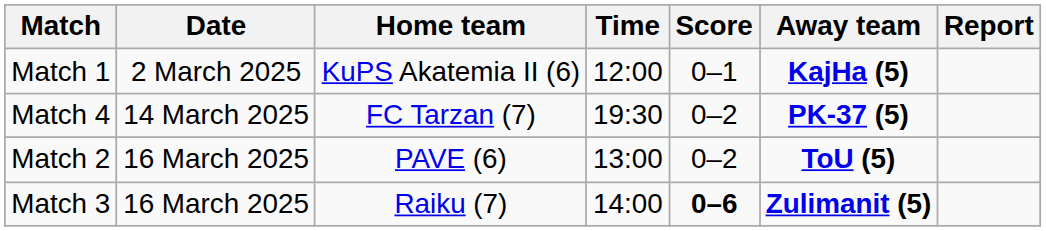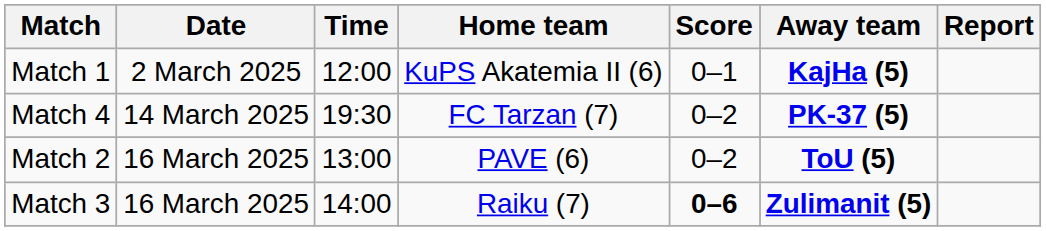columns swapped: (628, 26) <-> (451, 26)
